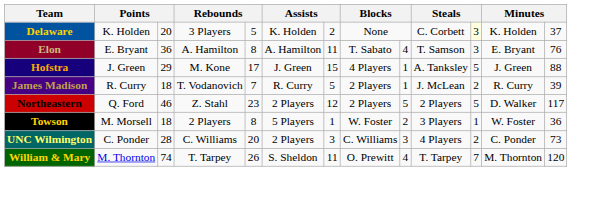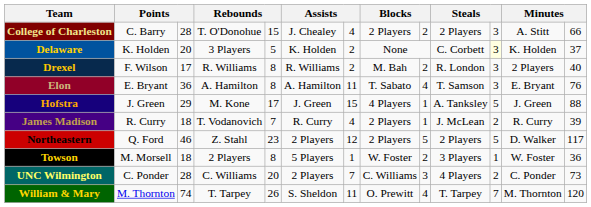+ row: (59, 31)
+ row: (59, 67)
(332, 85) 5 -> (352, 121) 4
(332, 139) 3 -> (352, 175) 7
